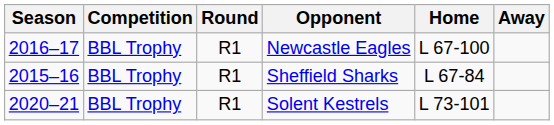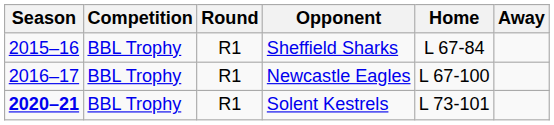rows swapped: (332, 76) <-> (339, 47)
(44, 104) normal -> (44, 104) bold
